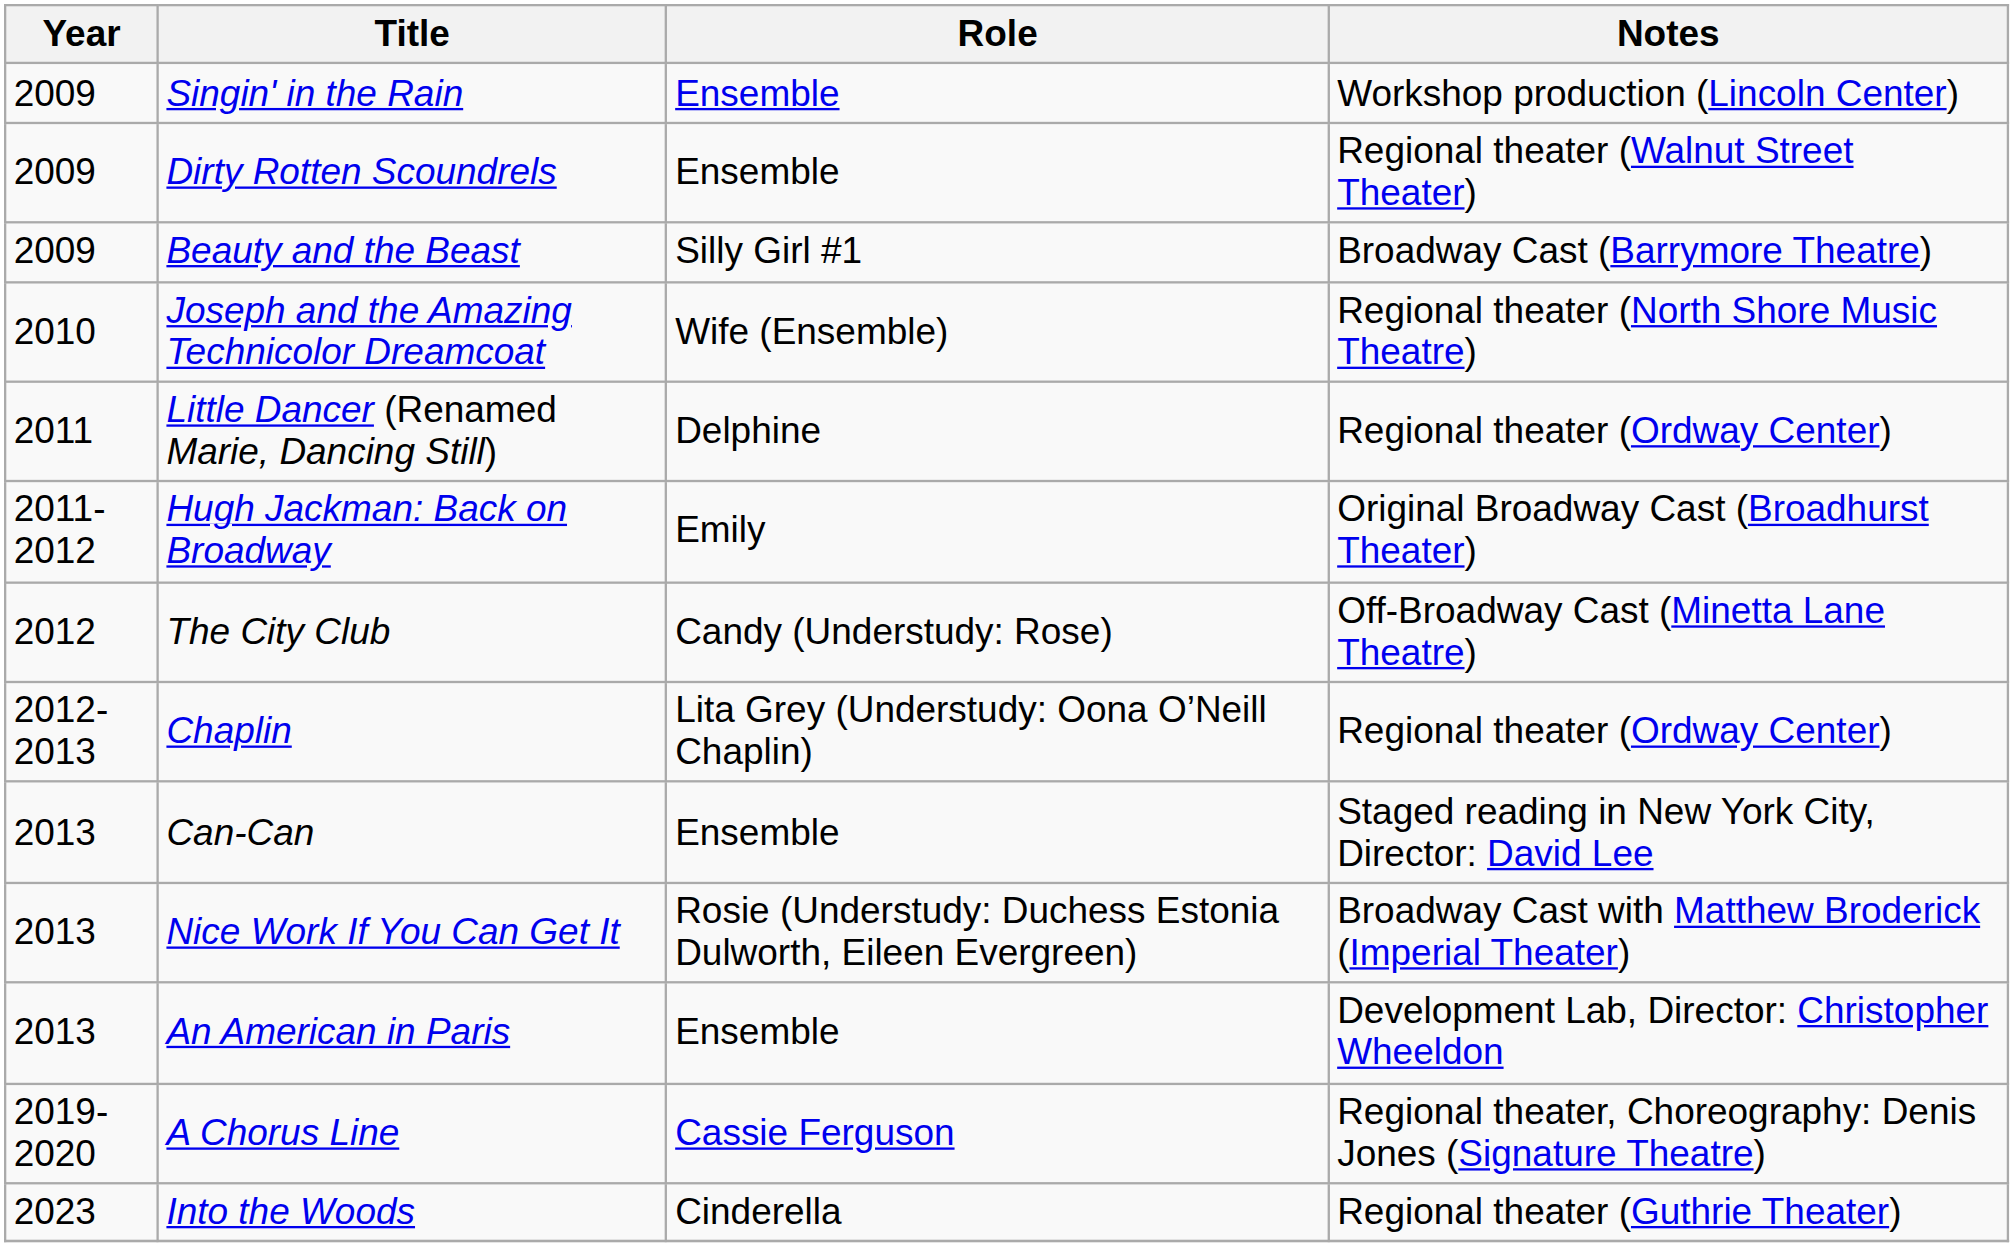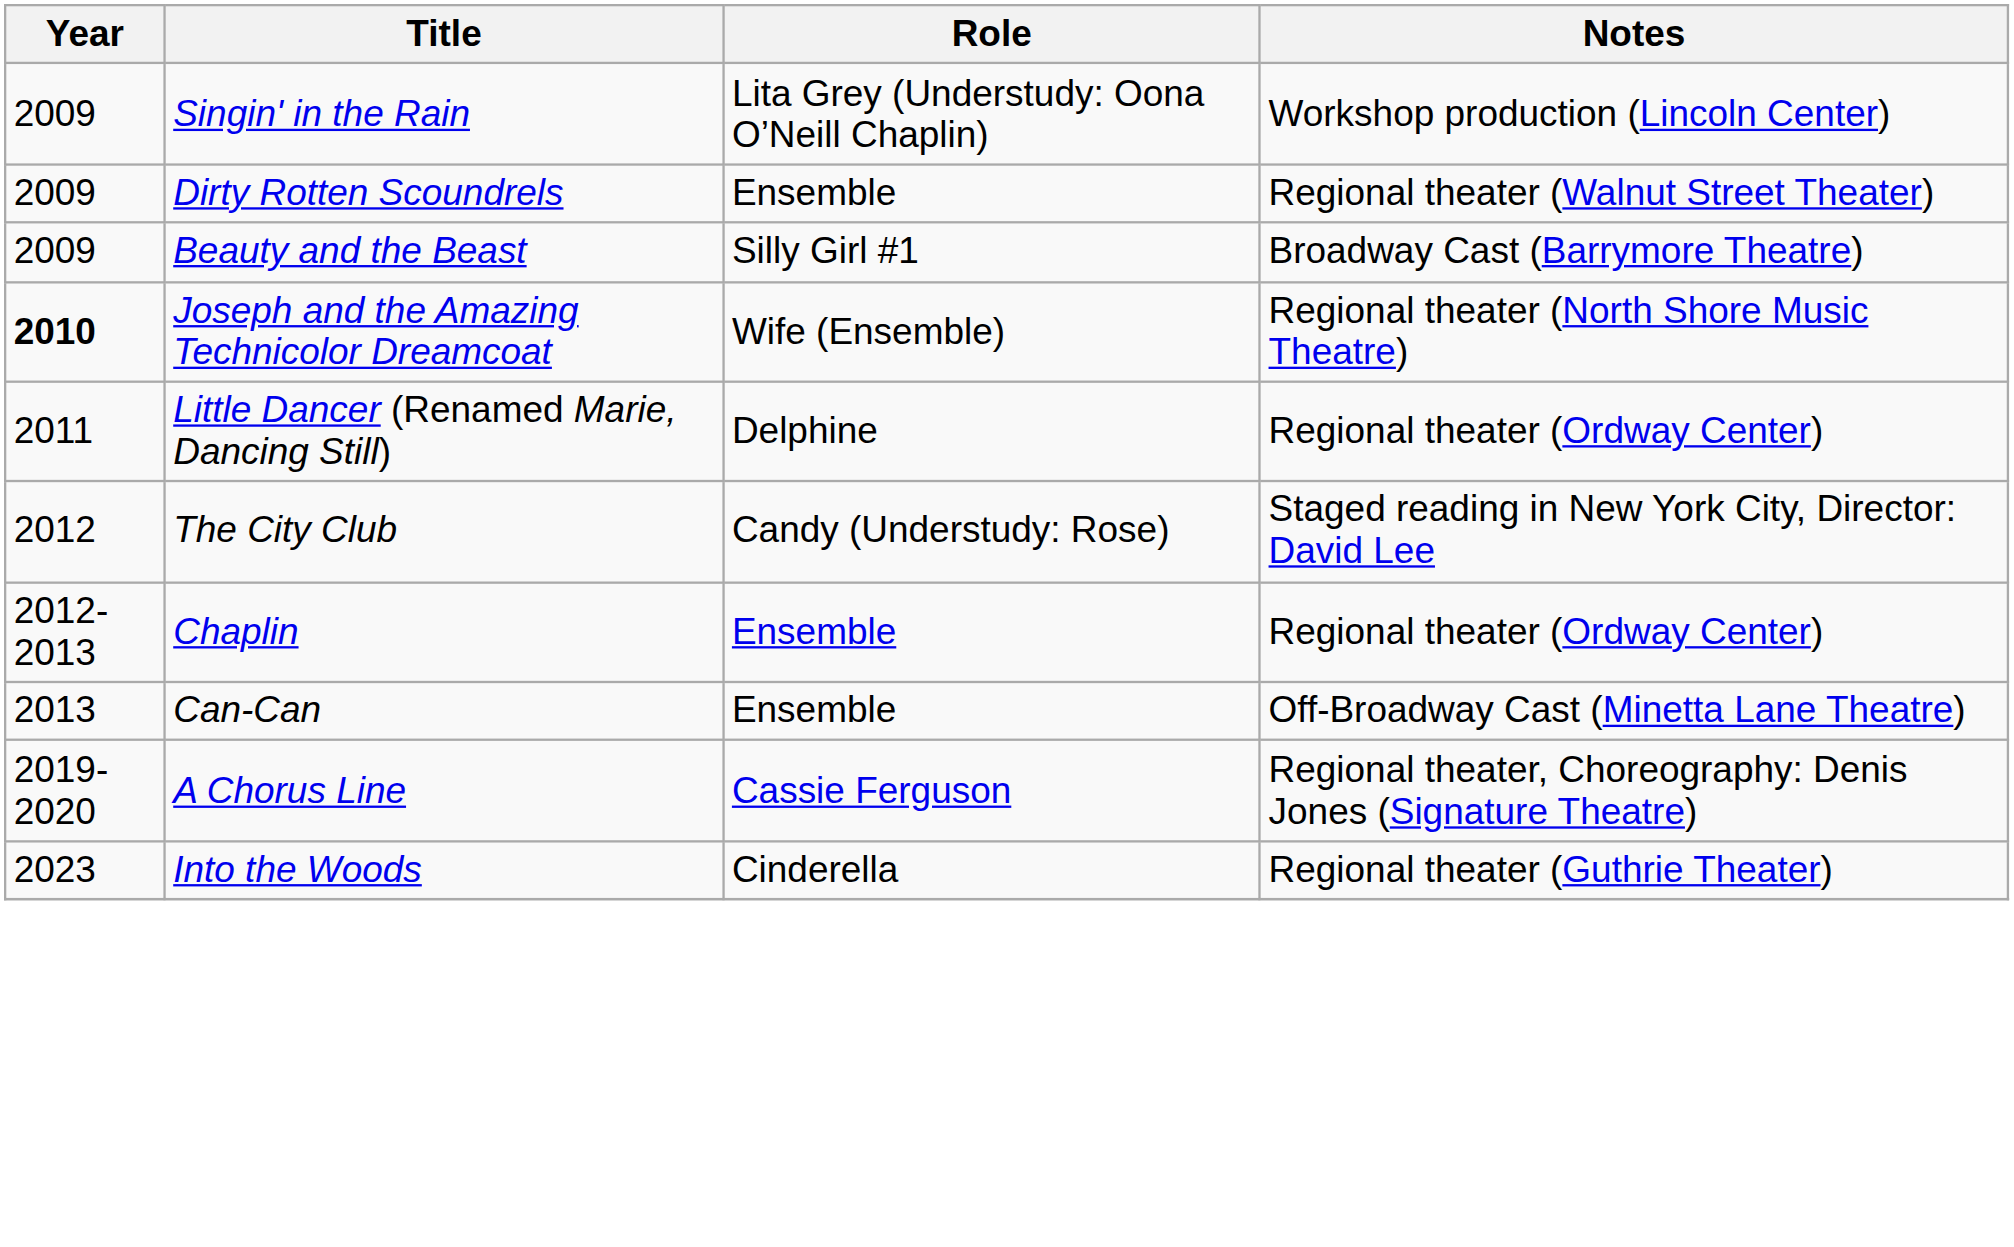(757, 92) Ensemble -> (968, 113) Lita Grey (Understudy: Oona O’Neill Chaplin)
(55, 330) normal -> (55, 330) bold
- row: (367, 531)
(1611, 631) Off-Broadway Cast (Minetta Lane Theatre) -> (1612, 531) Staged reading in New York City, Director: David Lee
(971, 731) Lita Grey (Understudy: Oona O’Neill Chaplin) -> (814, 631) Ensemble
(1606, 831) Staged reading in New York City, Director: David Lee -> (1617, 710) Off-Broadway Cast (Minetta Lane Theatre)
- row: (393, 931)
- row: (338, 1032)
